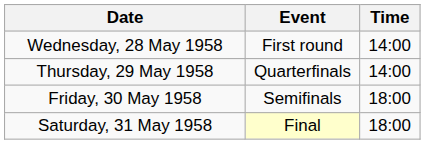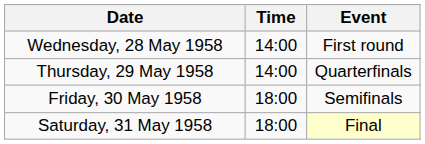columns swapped: (390, 17) <-> (302, 17)
